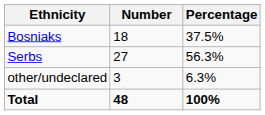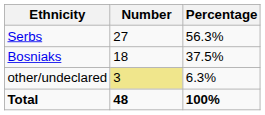rows swapped: (25, 57) <-> (34, 36)
(117, 78) no background -> (117, 78) khaki background
